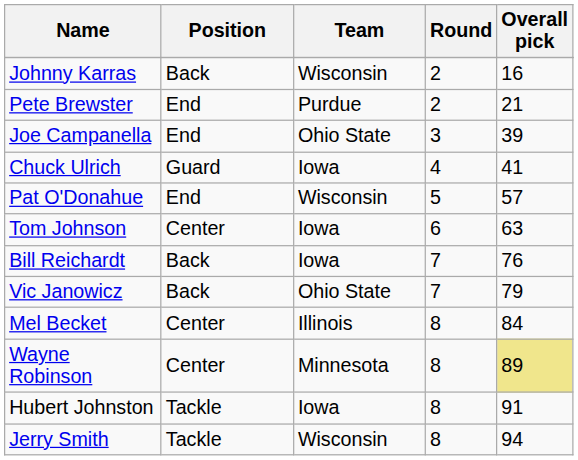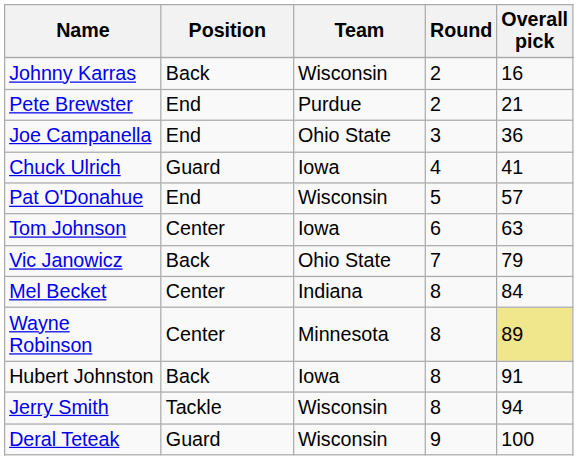(512, 135) 39 -> (512, 135) 36
- row: (67, 260)
(325, 323) Illinois -> (330, 291) Indiana
(194, 407) Tackle -> (188, 376) Back
+ row: (64, 438)
